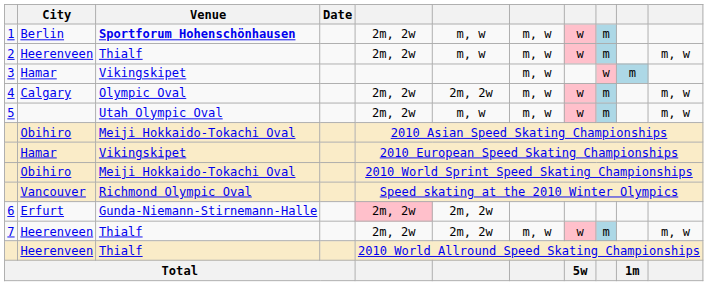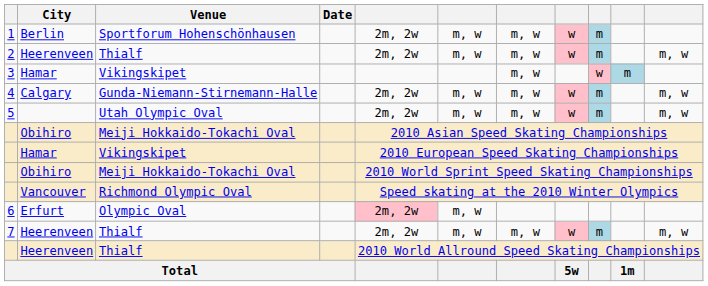(197, 34) bold -> (197, 34) normal
(143, 93) Olympic Oval -> (208, 93) Gunda-Niemann-Stirnemann-Halle
(471, 93) 2m, 2w -> (467, 93) m, w
(208, 211) Gunda-Niemann-Stirnemann-Halle -> (143, 211) Olympic Oval
(471, 211) 2m, 2w -> (467, 211) m, w
(471, 231) 2m, 2w -> (467, 231) m, w
